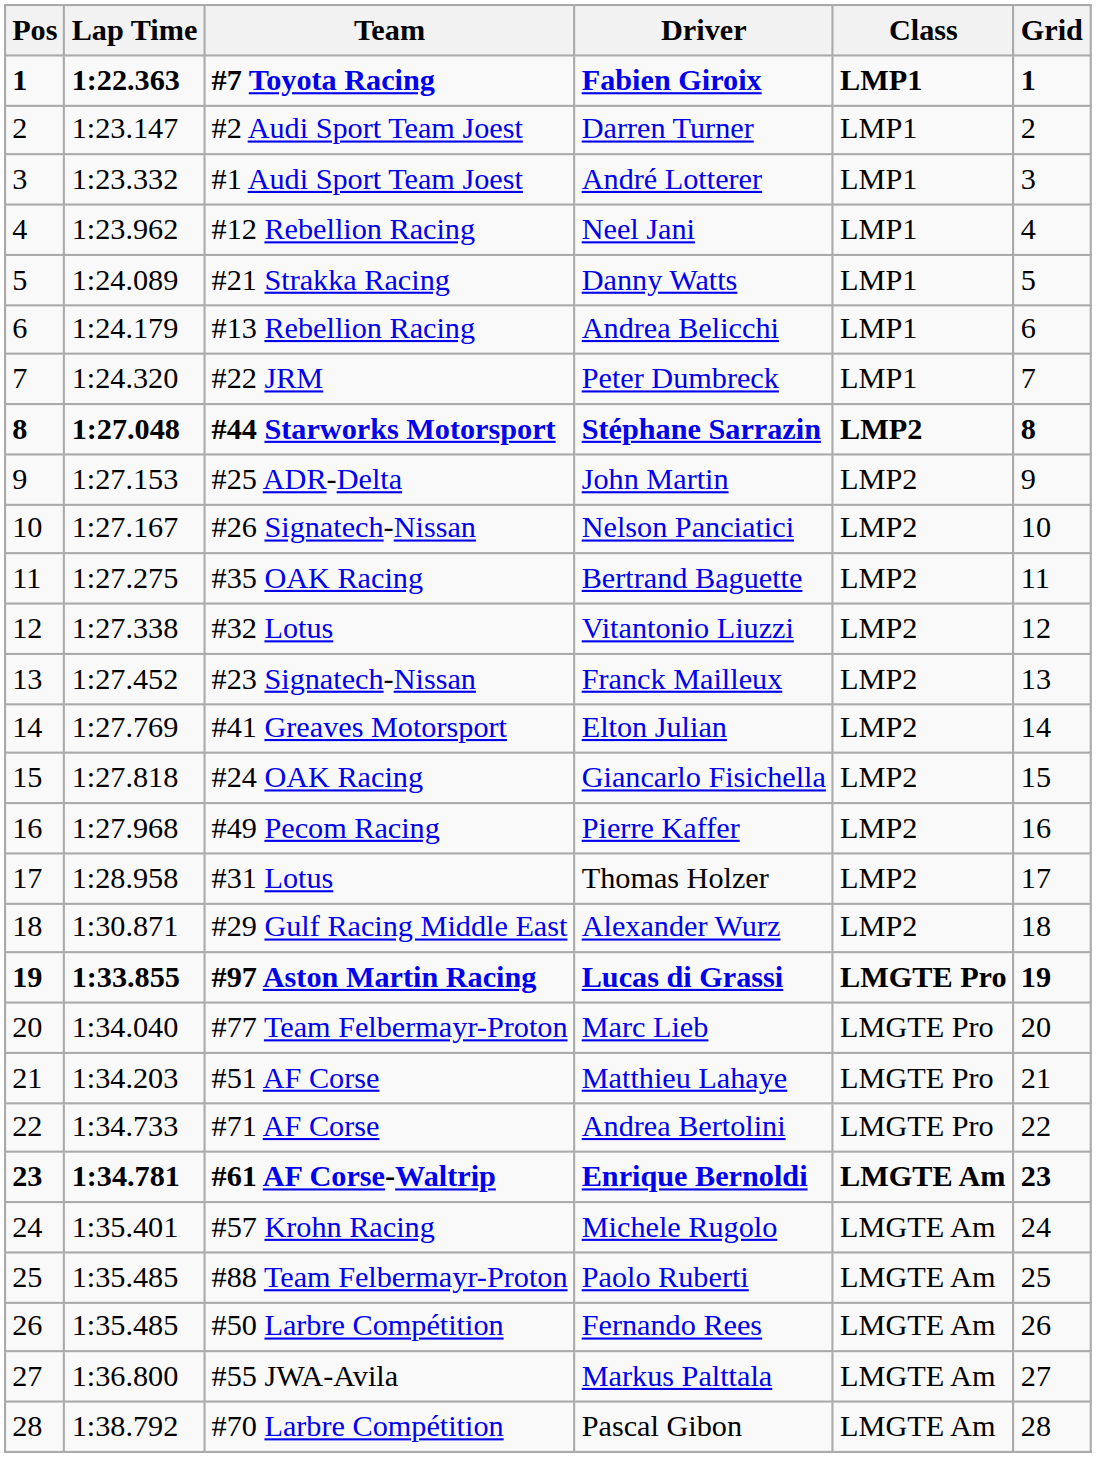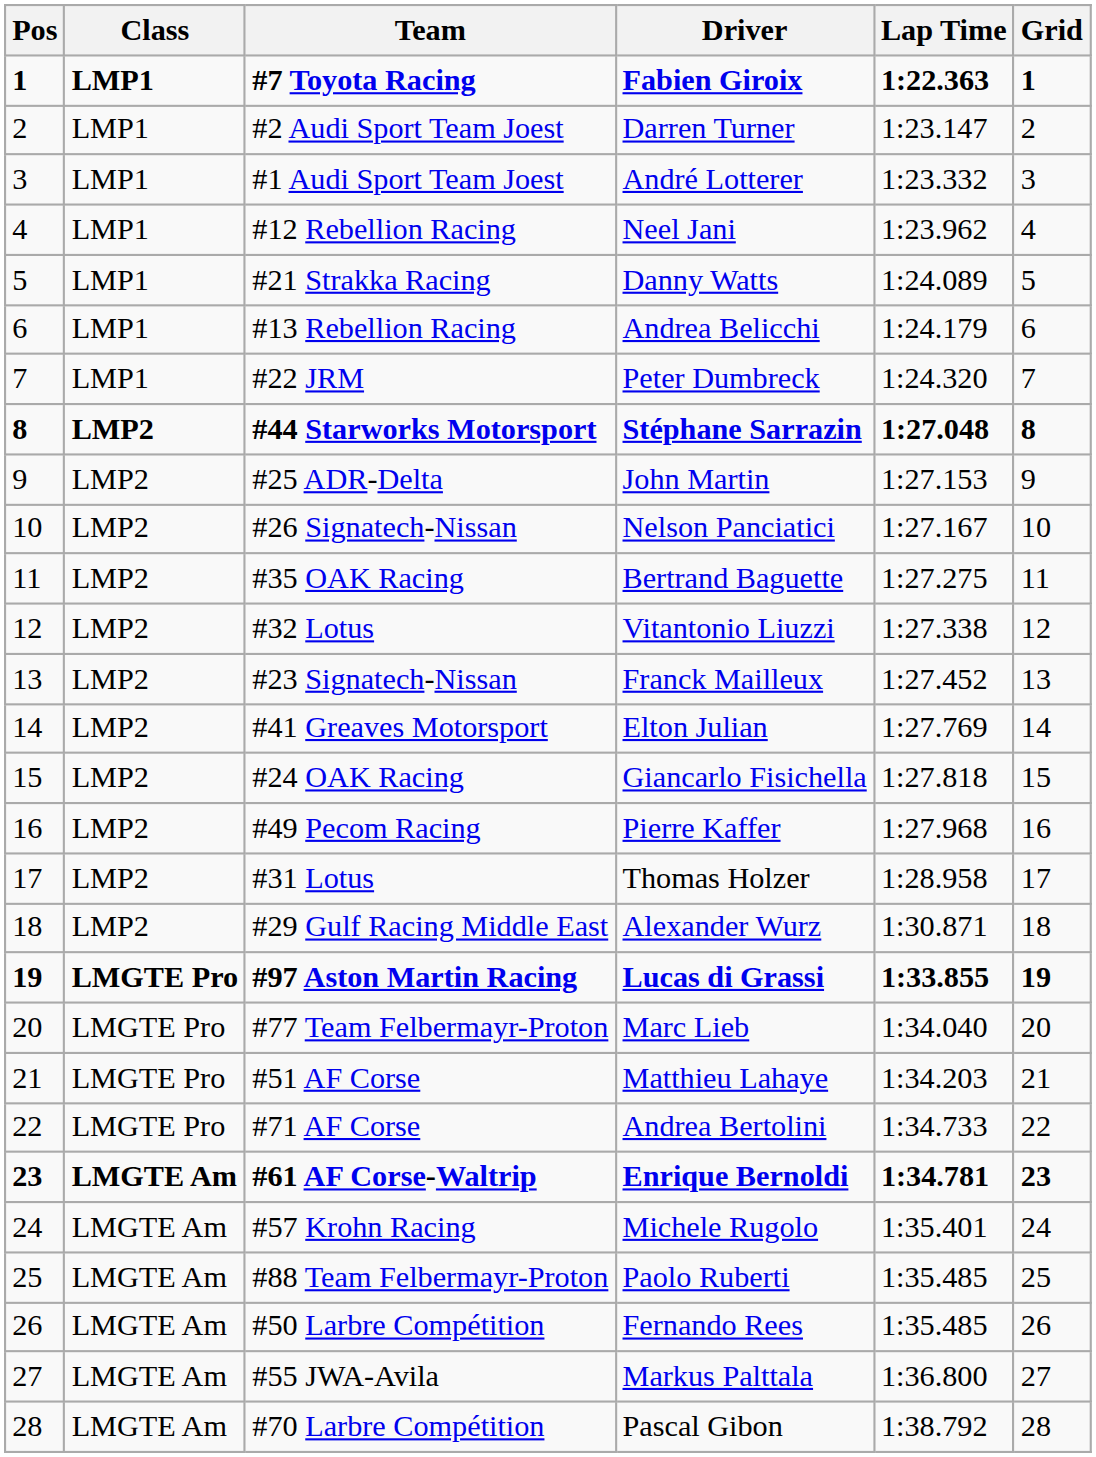columns swapped: (923, 29) <-> (135, 29)
